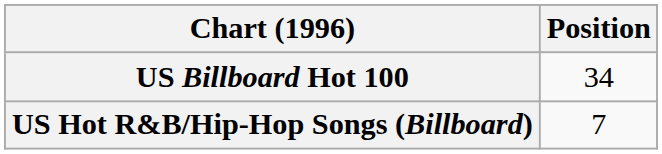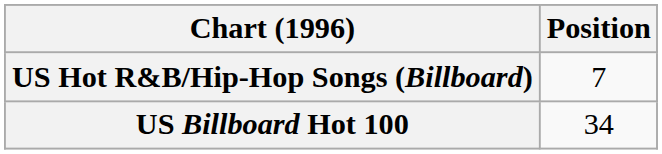rows swapped: (272, 76) <-> (272, 124)
